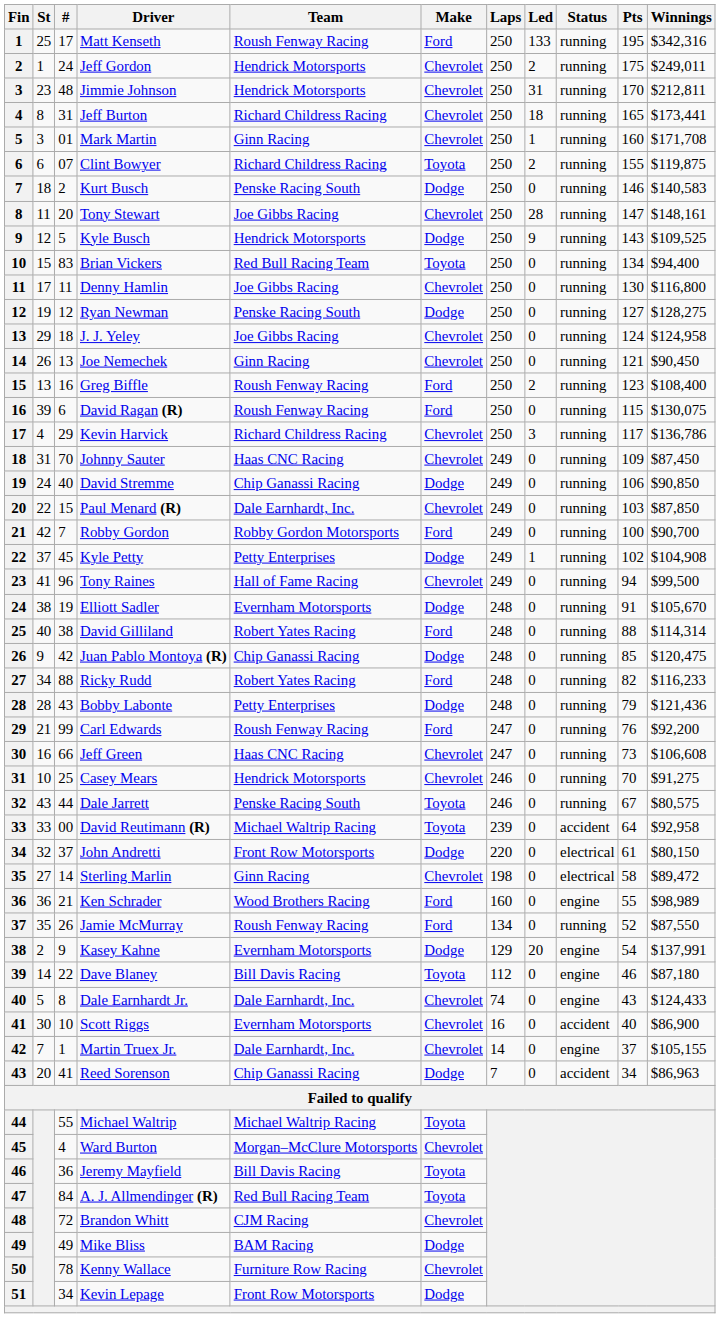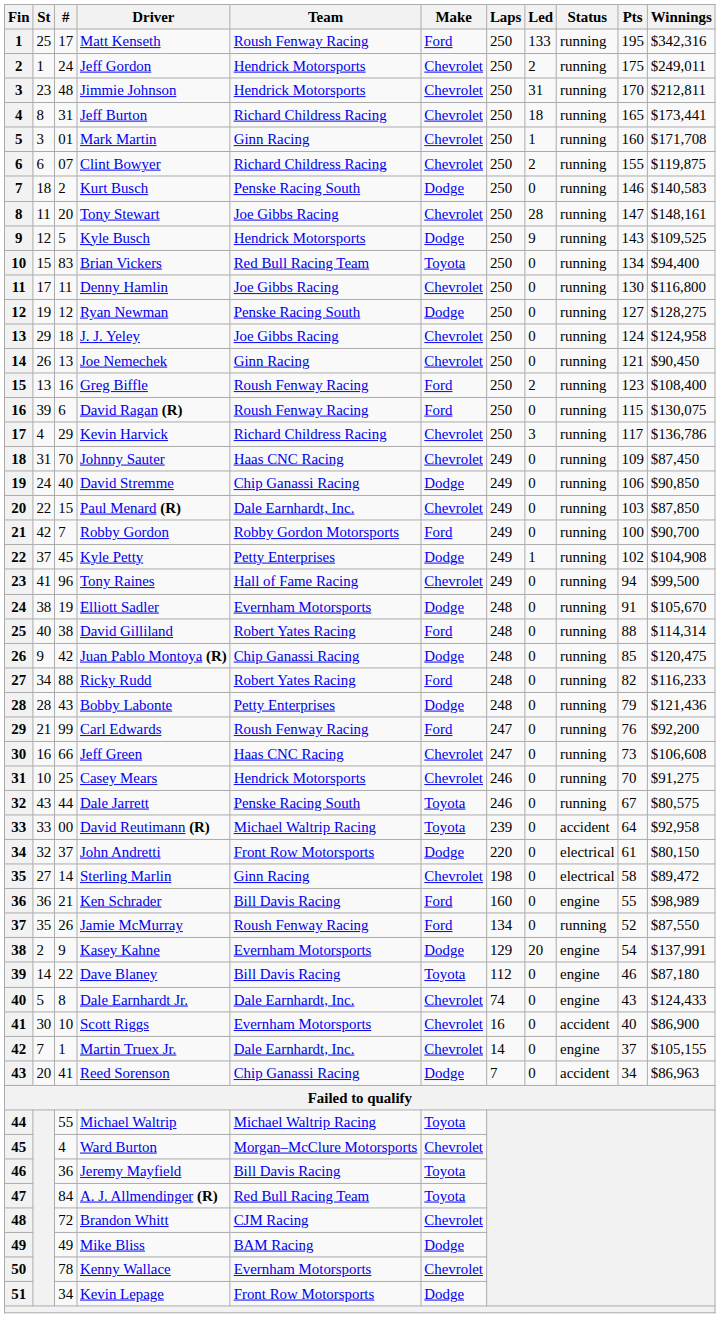(445, 164) Toyota -> (454, 164) Chevrolet
(302, 901) Wood Brothers Racing -> (287, 901) Bill Davis Racing
(300, 1269) Furniture Row Racing -> (303, 1269) Evernham Motorsports
